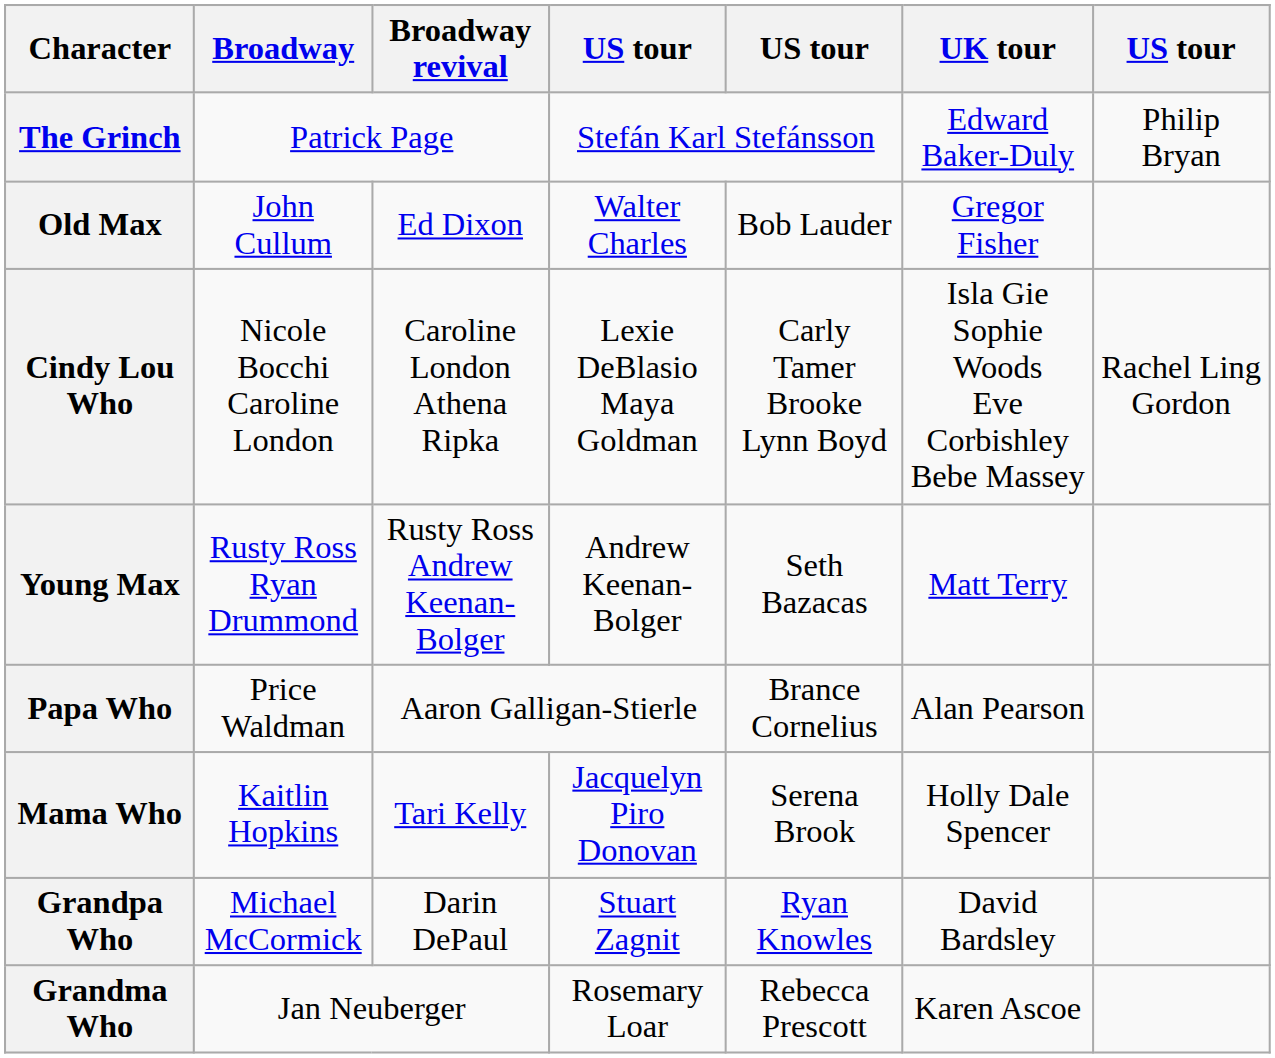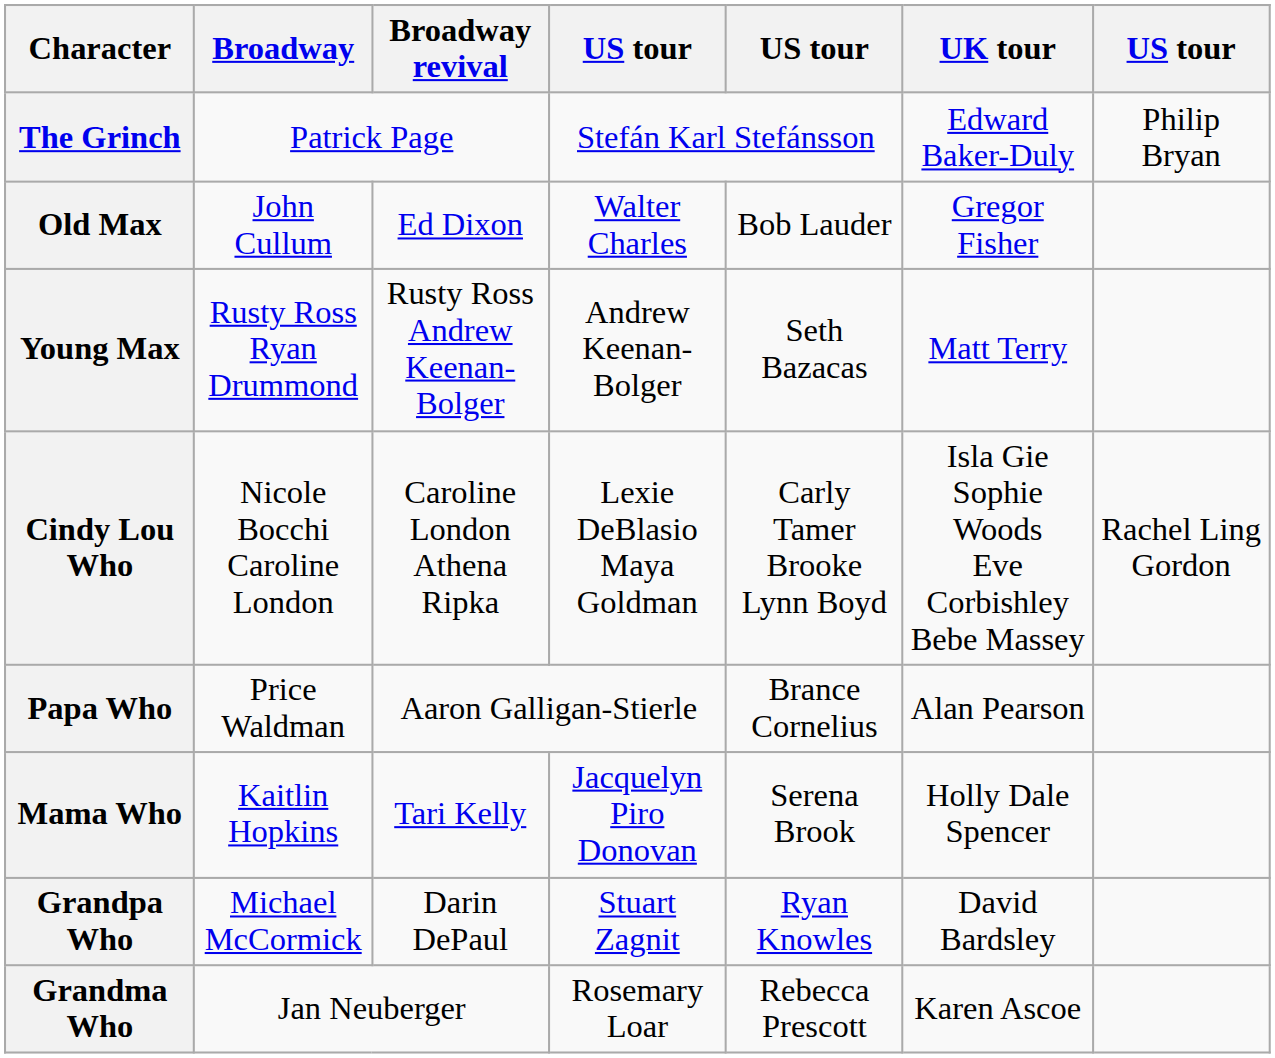rows swapped: (100, 583) <-> (100, 385)
